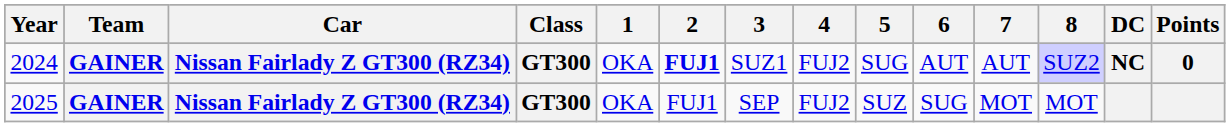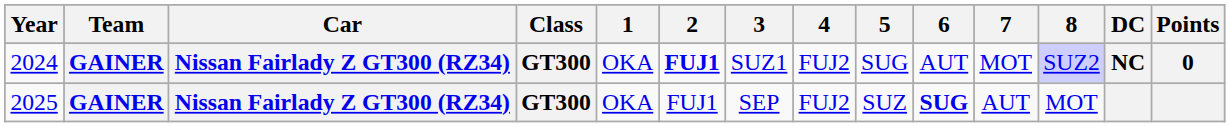(1006, 62) AUT -> (1006, 62) MOT
(944, 101) normal -> (944, 101) bold
(1006, 101) MOT -> (1006, 101) AUT
